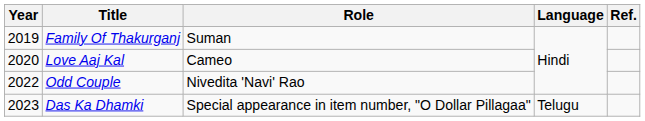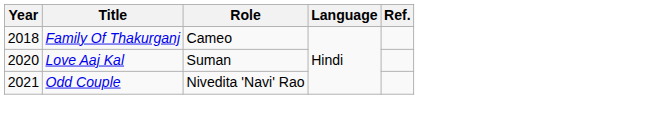(23, 37) 2019 -> (23, 37) 2018
(209, 37) Suman -> (209, 37) Cameo
(209, 60) Cameo -> (209, 60) Suman
(23, 82) 2022 -> (23, 82) 2021
- row: (94, 104)
